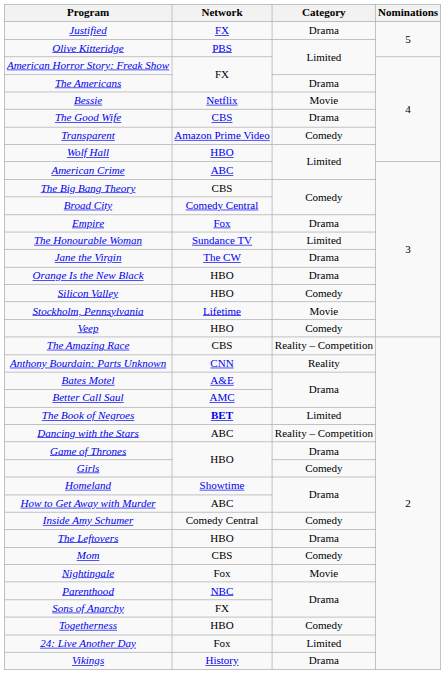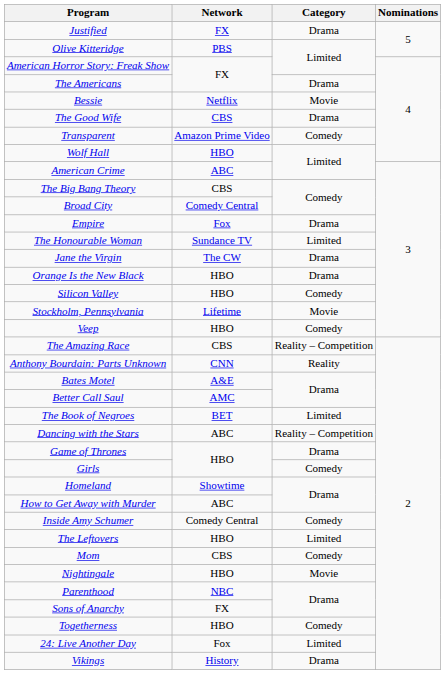(222, 415) bold -> (222, 415) normal
(324, 538) Drama -> (324, 538) Limited
(222, 573) Fox -> (222, 573) HBO
